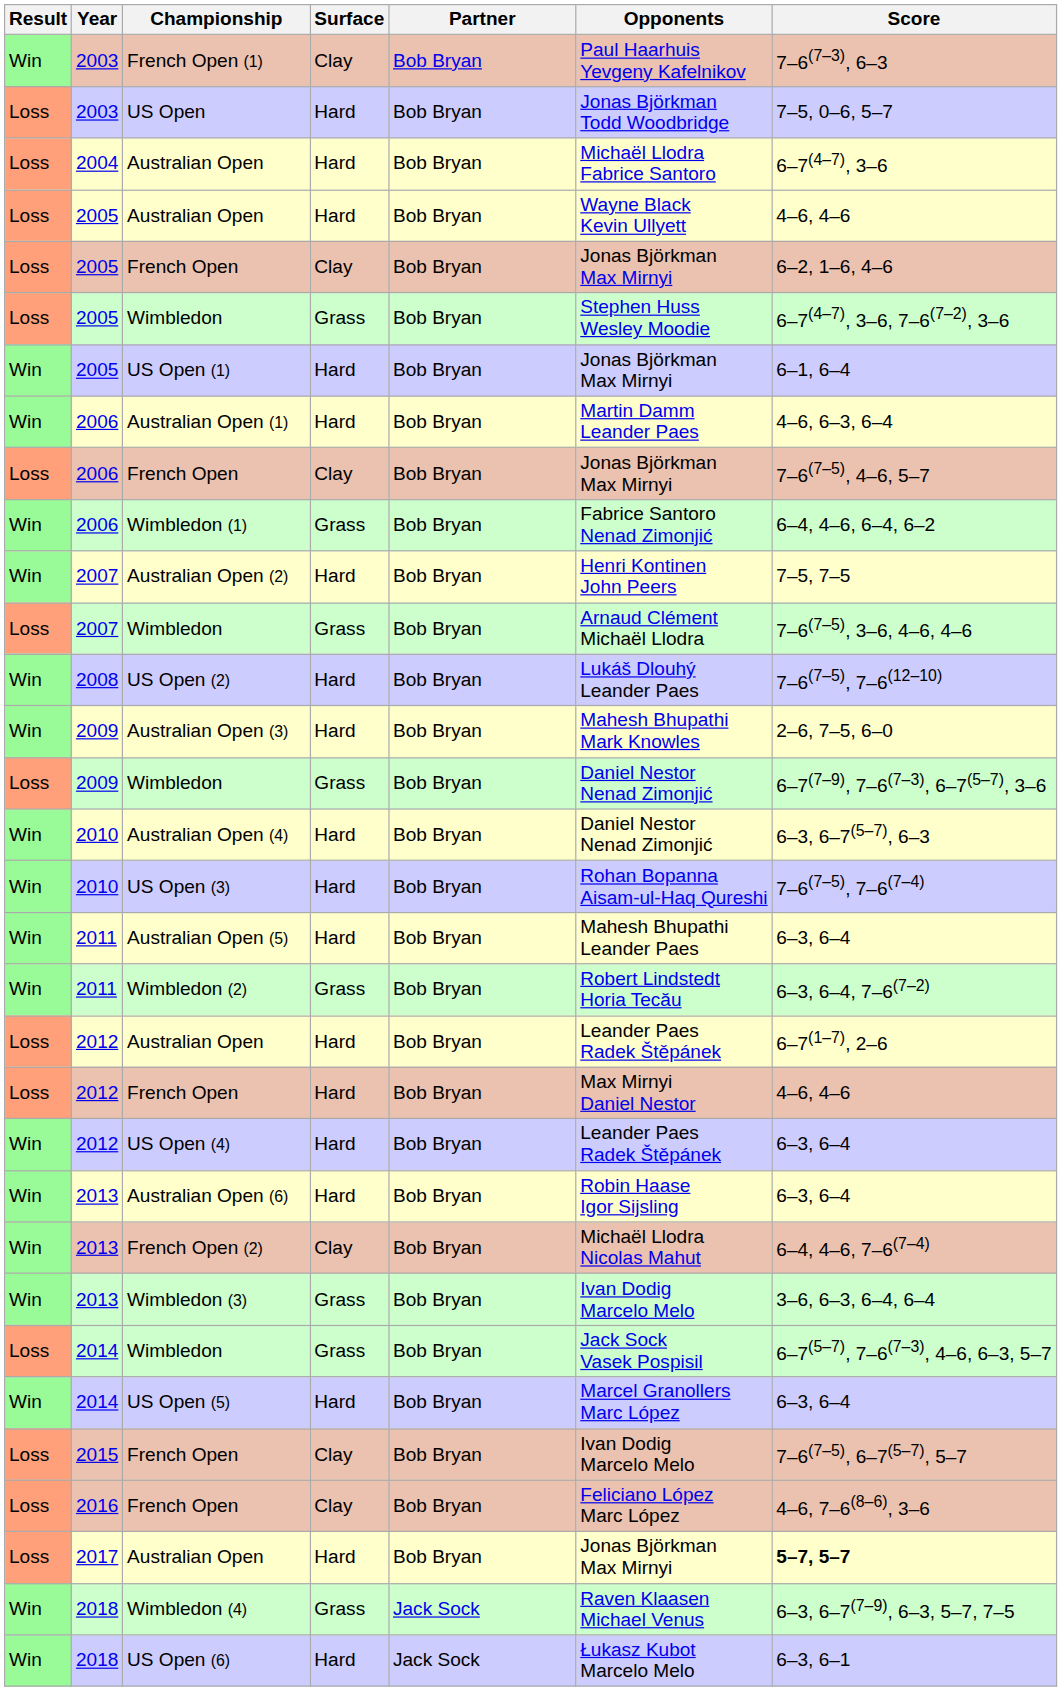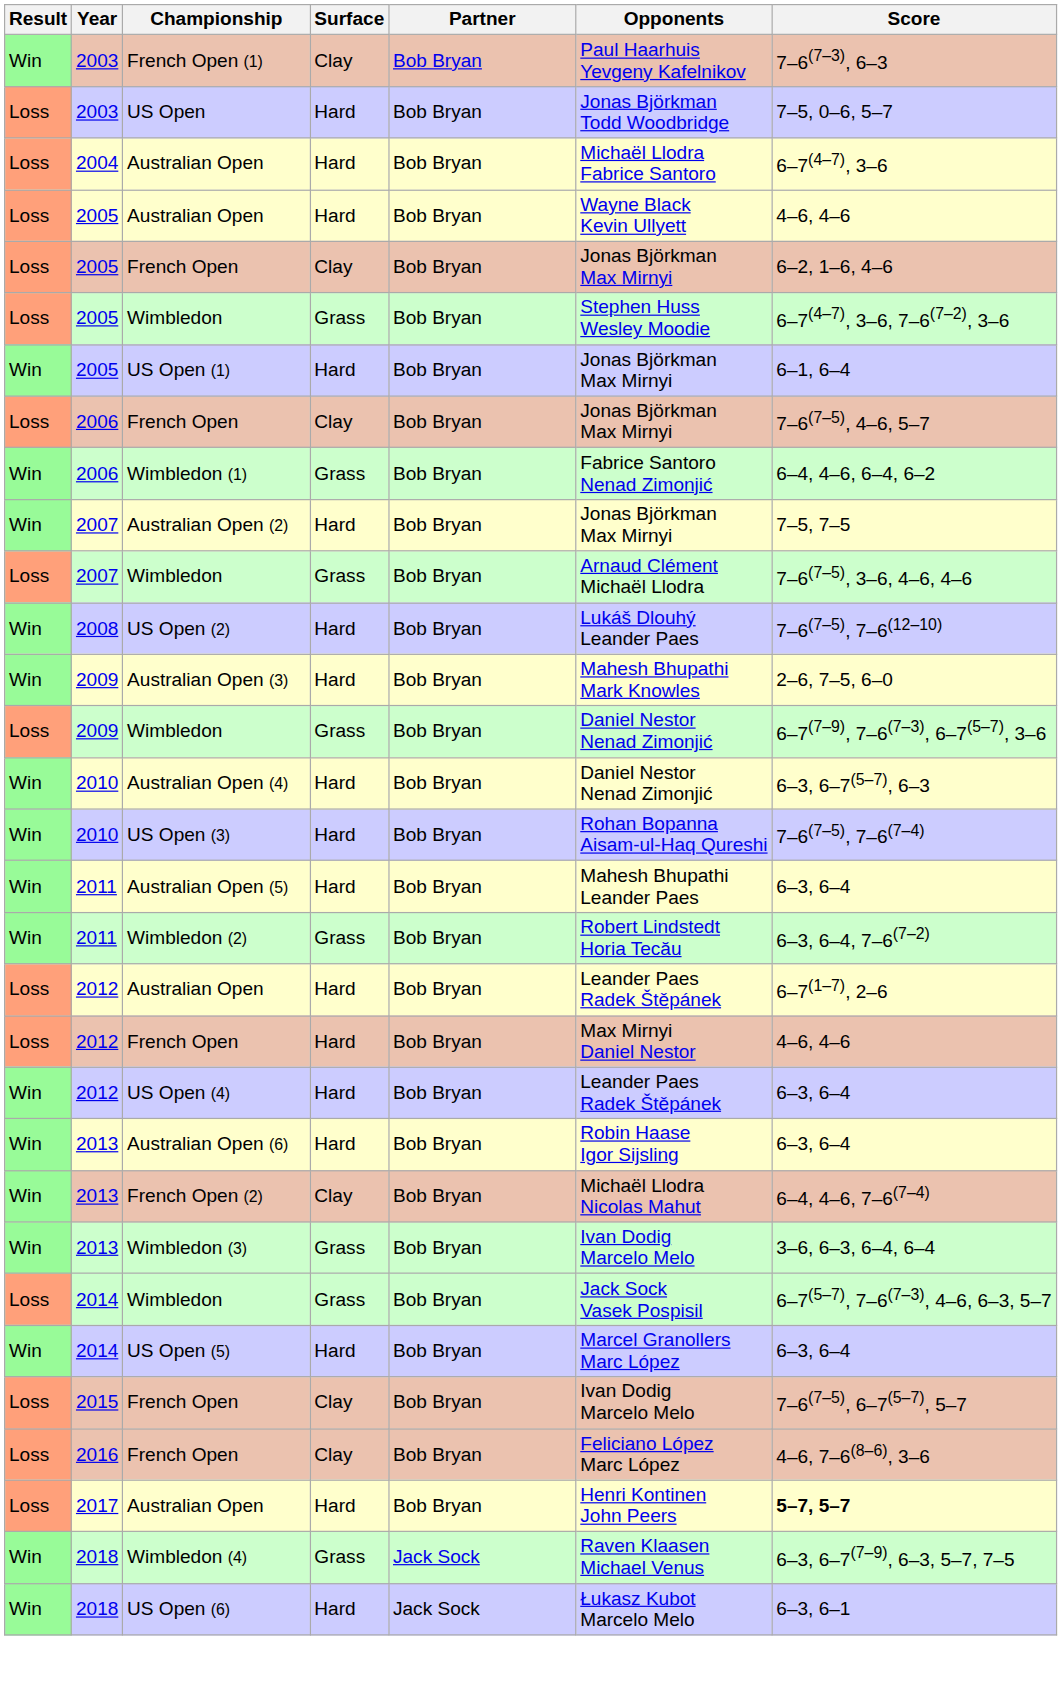- row: (97, 421)
(643, 576) Henri Kontinen John Peers -> (649, 525) Jonas Björkman Max Mirnyi
(649, 1557) Jonas Björkman Max Mirnyi -> (643, 1505) Henri Kontinen John Peers
